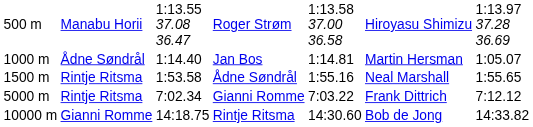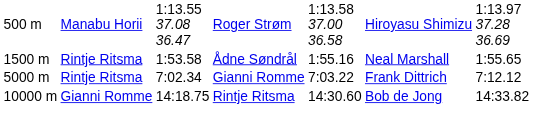- row: (238, 59)
